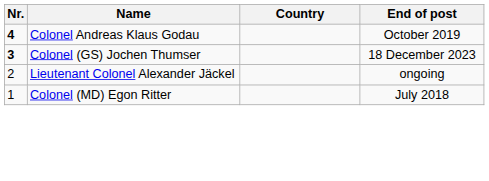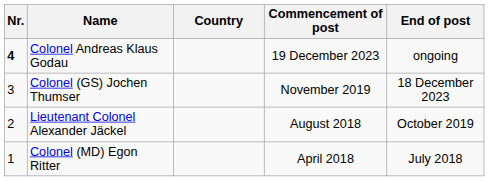+ column: (325, 21)
(422, 34) October 2019 -> (435, 55) ongoing
(11, 54) bold -> (11, 90) normal
(422, 74) ongoing -> (435, 124) October 2019
